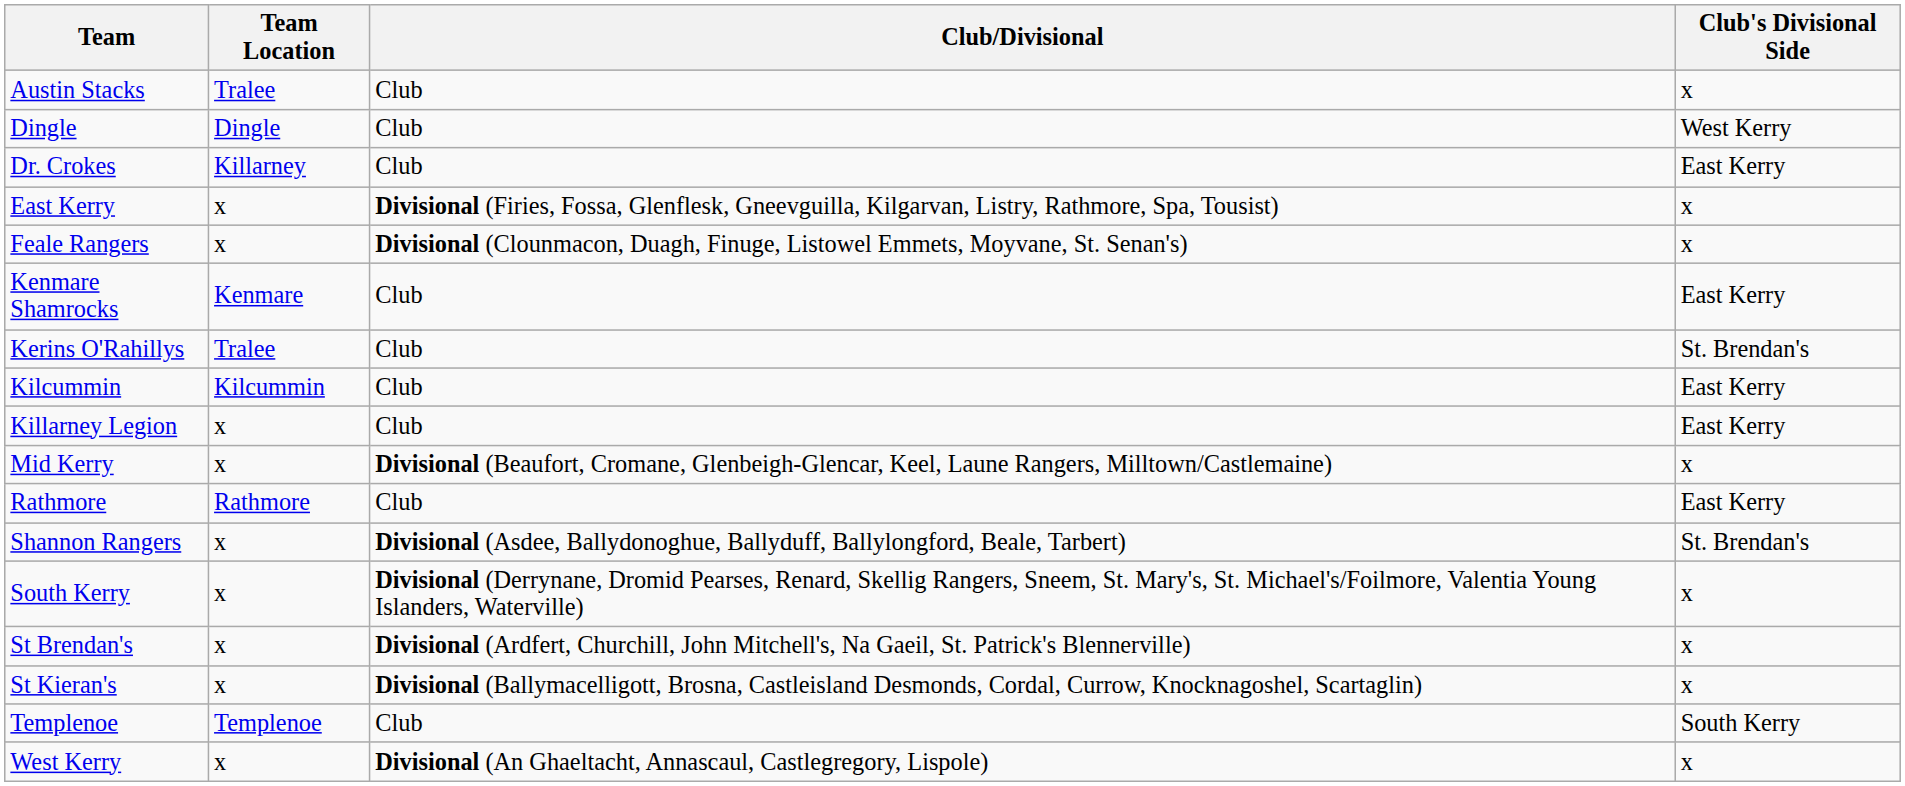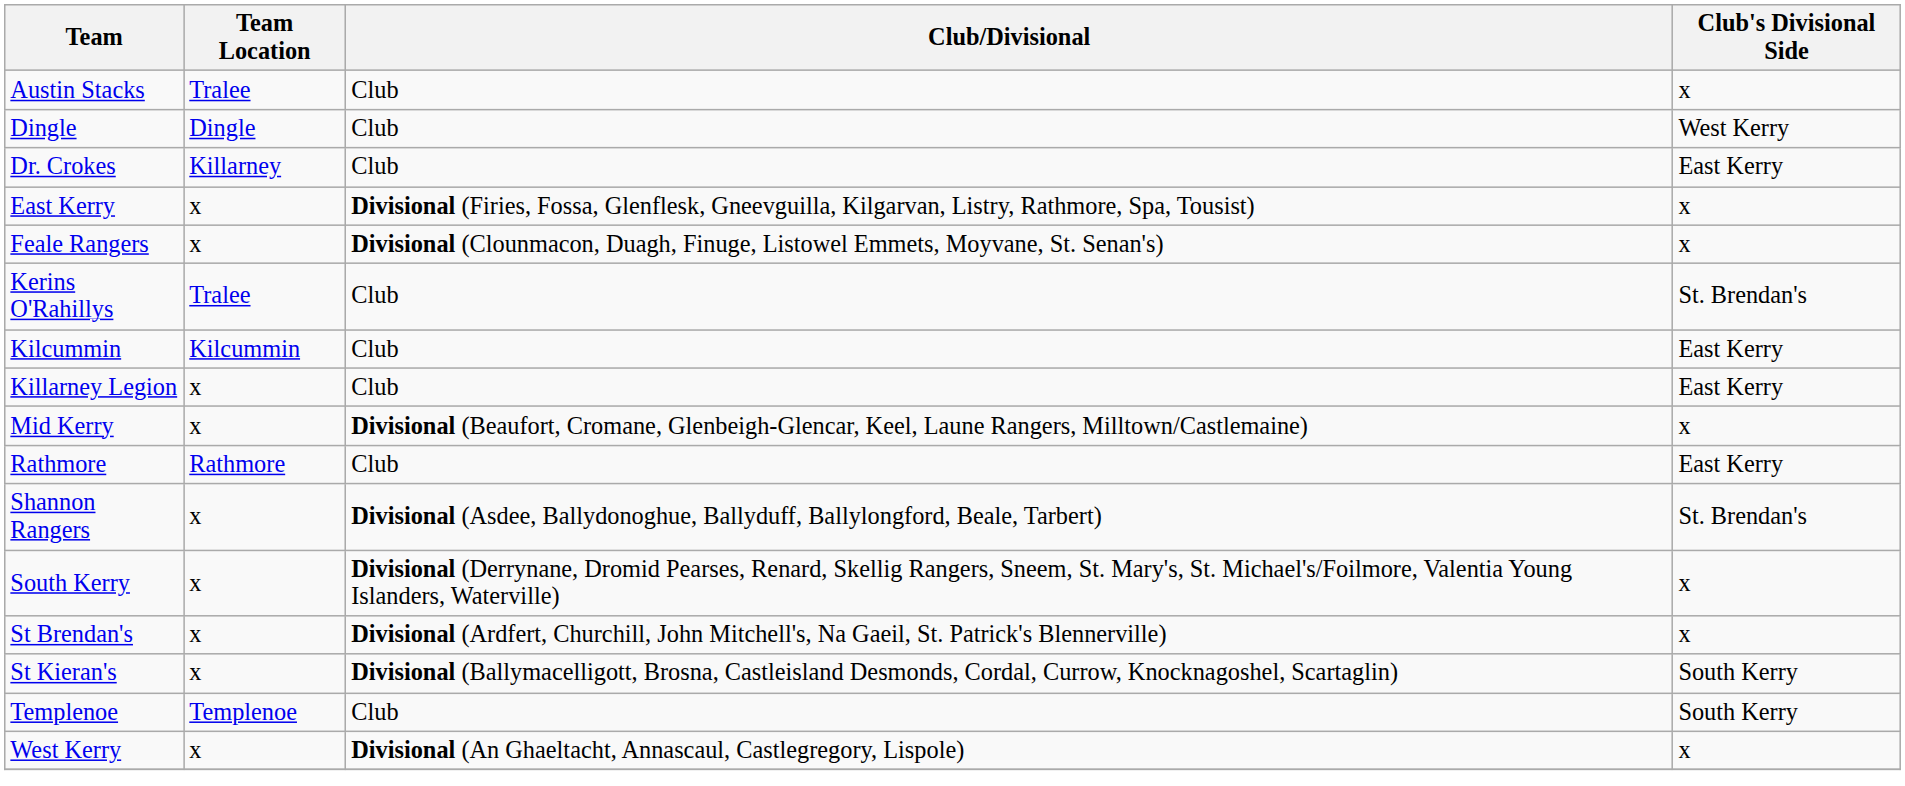- row: (64, 296)
(1687, 684) x -> (1738, 673) South Kerry
